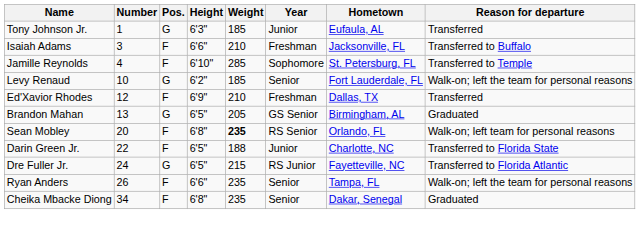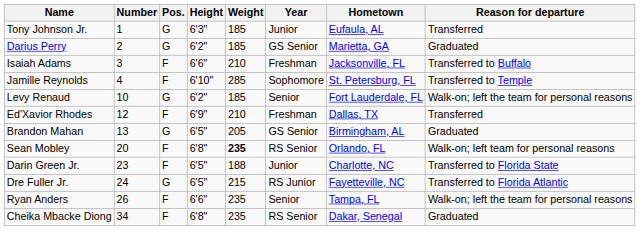+ row: (37, 47)
(123, 149) 22 -> (123, 166) 23
(284, 200) Senior -> (293, 217) RS Senior
